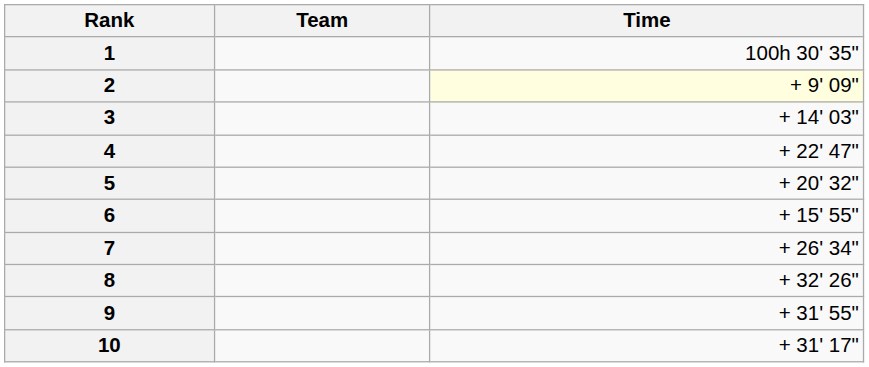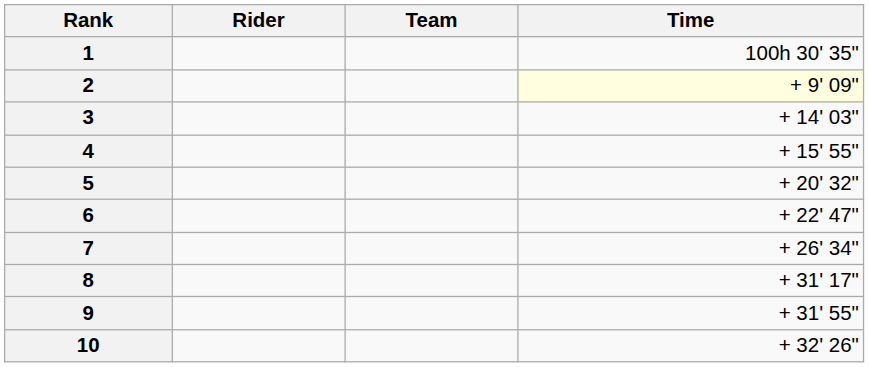+ column: (259, 20)
(819, 150) + 22' 47" -> (819, 150) + 15' 55"
(819, 215) + 15' 55" -> (819, 215) + 22' 47"
(819, 280) + 32' 26" -> (819, 280) + 31' 17"
(819, 345) + 31' 17" -> (819, 345) + 32' 26"
